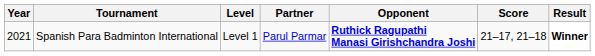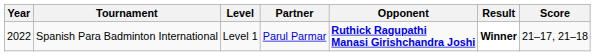columns swapped: (513, 13) <-> (570, 13)
(19, 36) 2021 -> (19, 36) 2022
